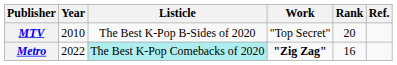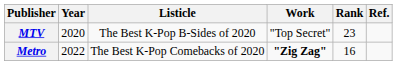(73, 32) 2010 -> (73, 32) 2020
(350, 32) 20 -> (350, 32) 23
(177, 51) paleturquoise background -> (177, 51) no background
